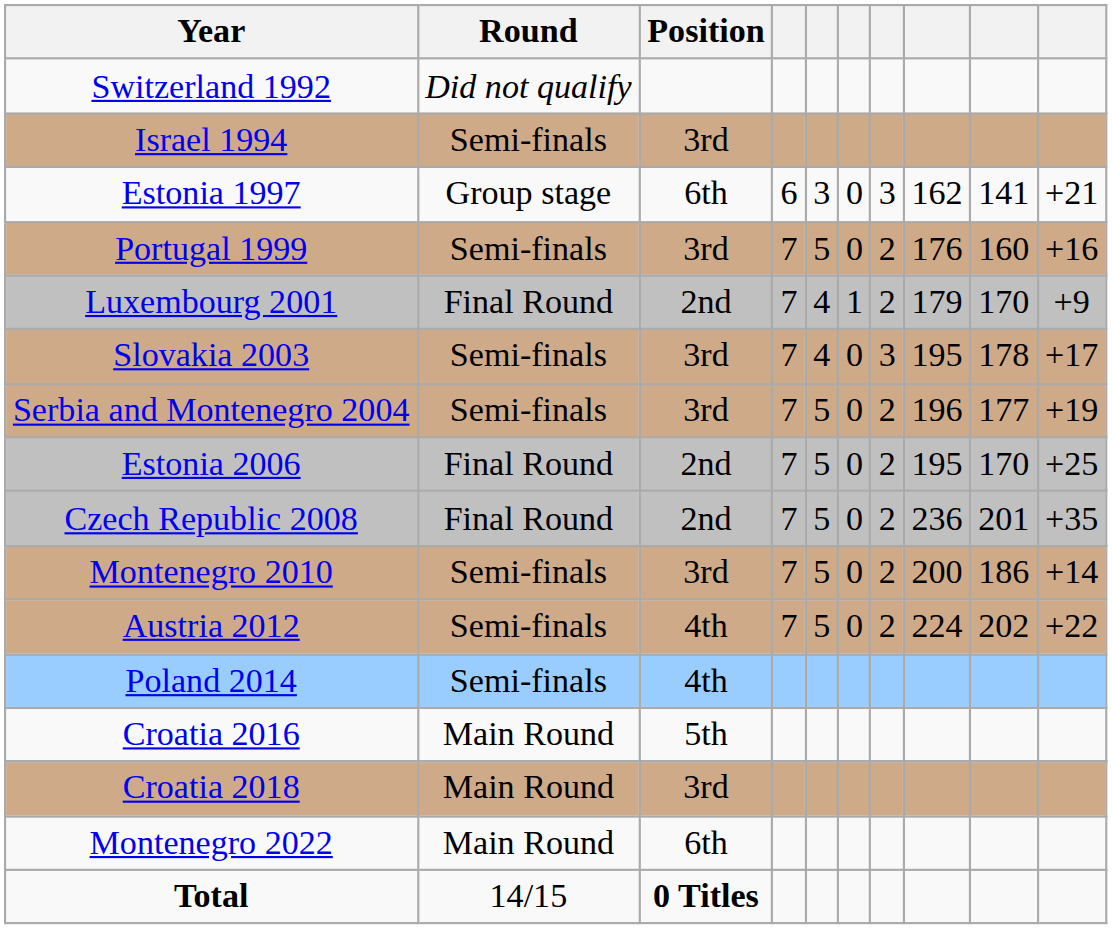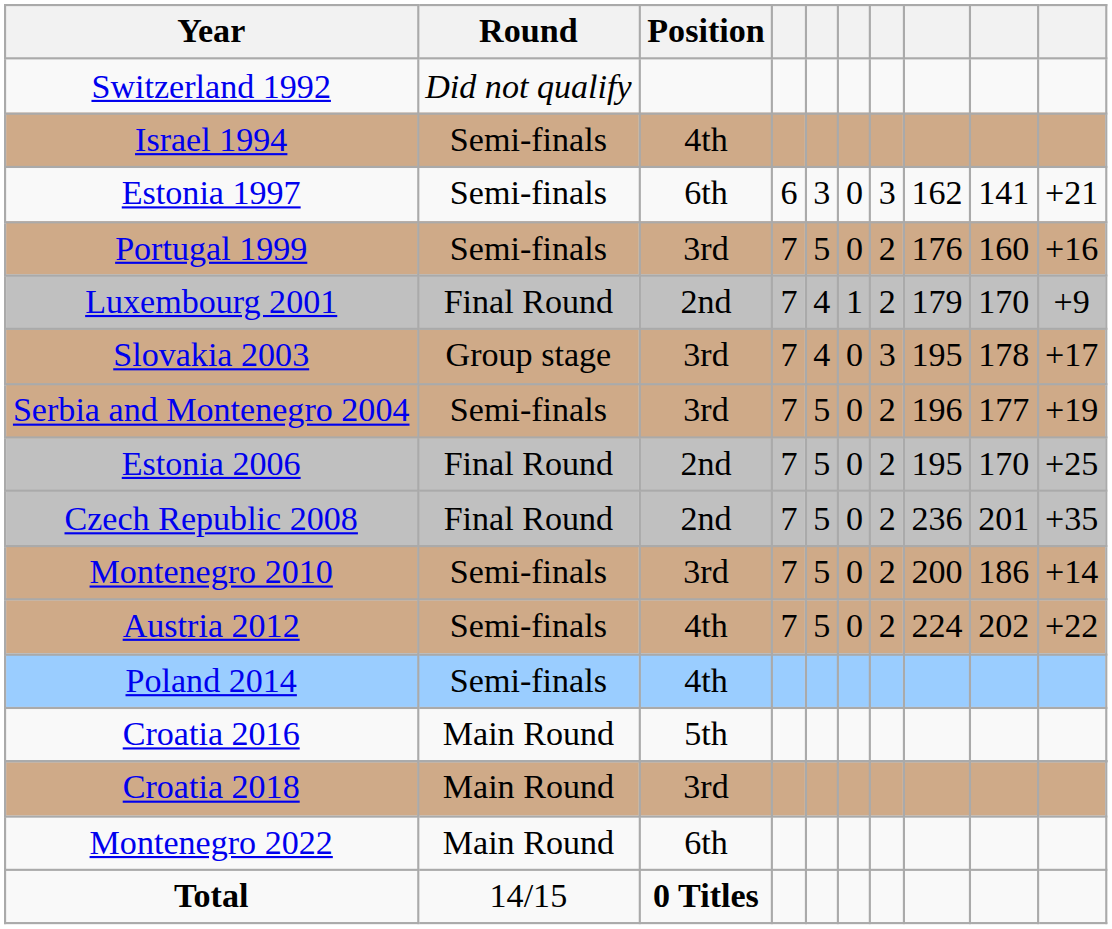(706, 139) 3rd -> (706, 139) 4th
(528, 193) Group stage -> (528, 193) Semi-finals
(528, 355) Semi-finals -> (528, 355) Group stage
